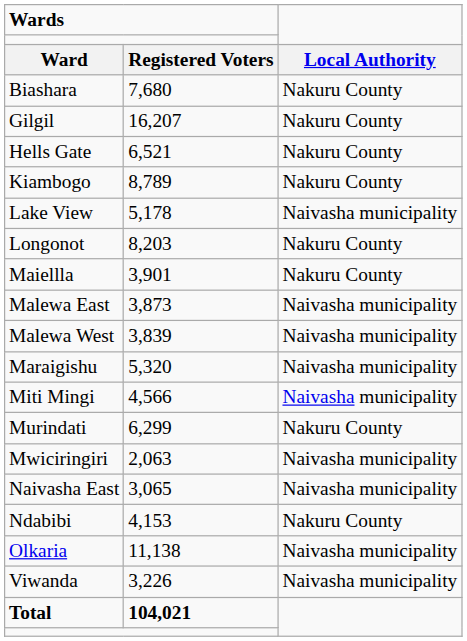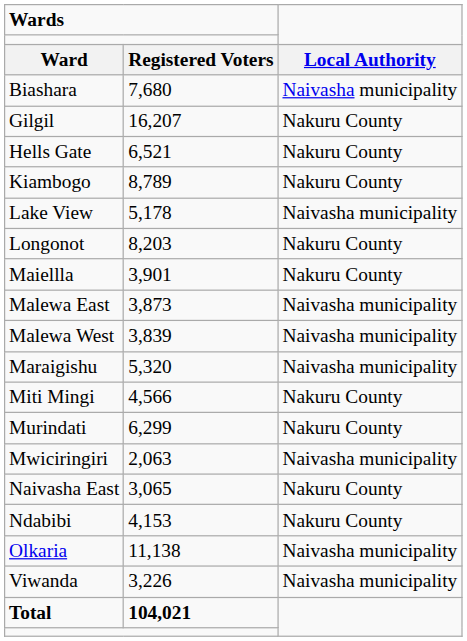(342, 90) Nakuru County -> (370, 90) Naivasha municipality
(370, 397) Naivasha municipality -> (342, 397) Nakuru County
(370, 489) Naivasha municipality -> (342, 489) Nakuru County
